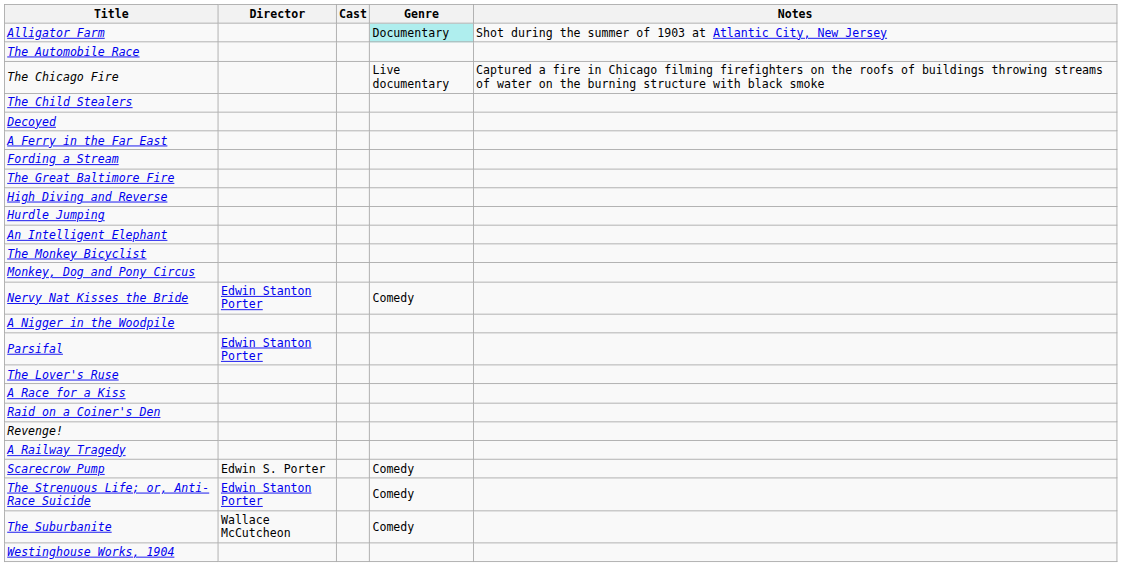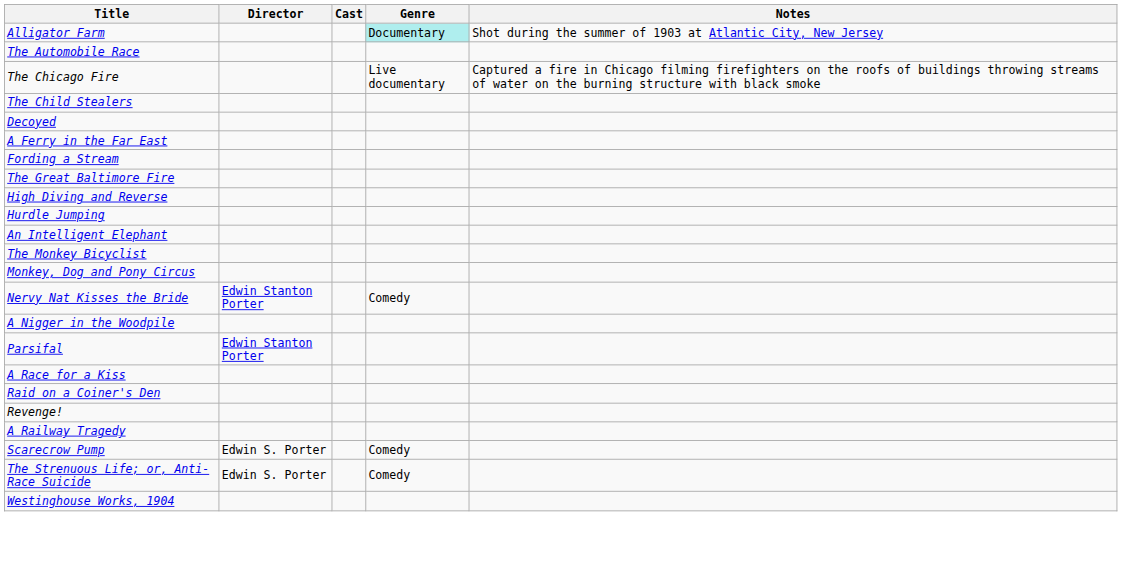- row: (63, 374)
(266, 494) Edwin Stanton Porter -> (274, 475) Edwin S. Porter
- row: (59, 527)
